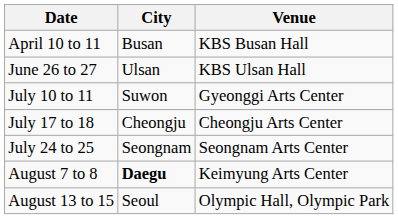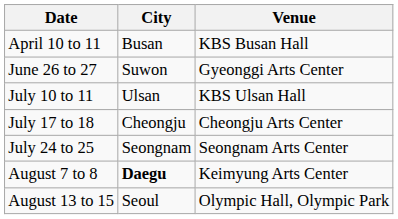(141, 69) Ulsan -> (145, 69) Suwon
(252, 69) KBS Ulsan Hall -> (271, 69) Gyeonggi Arts Center
(145, 95) Suwon -> (141, 95) Ulsan
(271, 95) Gyeonggi Arts Center -> (252, 95) KBS Ulsan Hall
